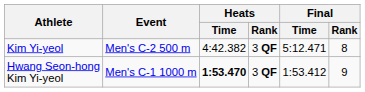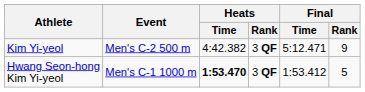(344, 48) 8 -> (344, 48) 9
(344, 72) 9 -> (344, 72) 5
